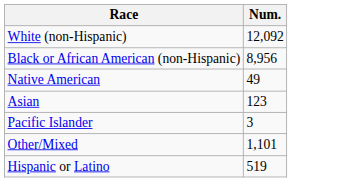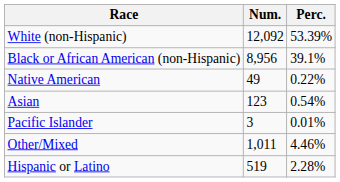+ column: (311, 15)
(262, 144) 1,101 -> (262, 144) 1,011
